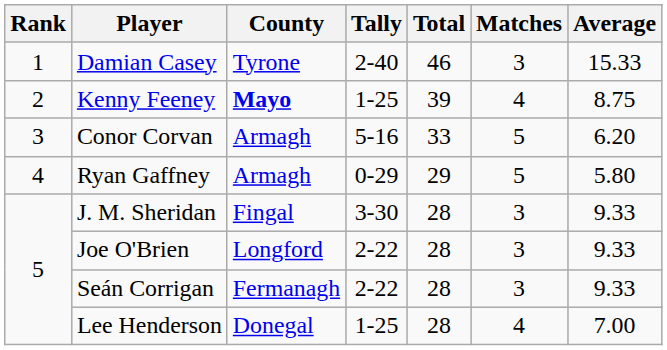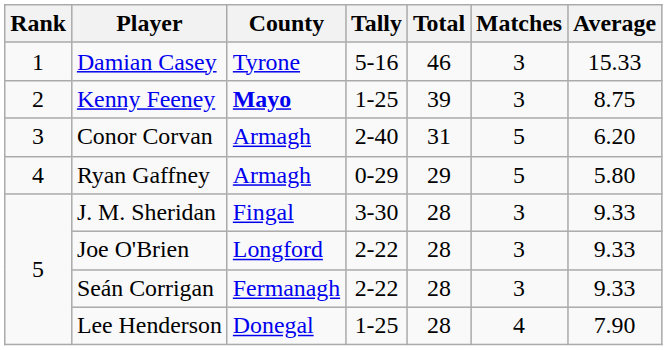(376, 61) 2-40 -> (376, 61) 5-16
(519, 99) 4 -> (519, 99) 3
(376, 136) 5-16 -> (376, 136) 2-40
(439, 136) 33 -> (439, 136) 31
(615, 325) 7.00 -> (615, 325) 7.90
